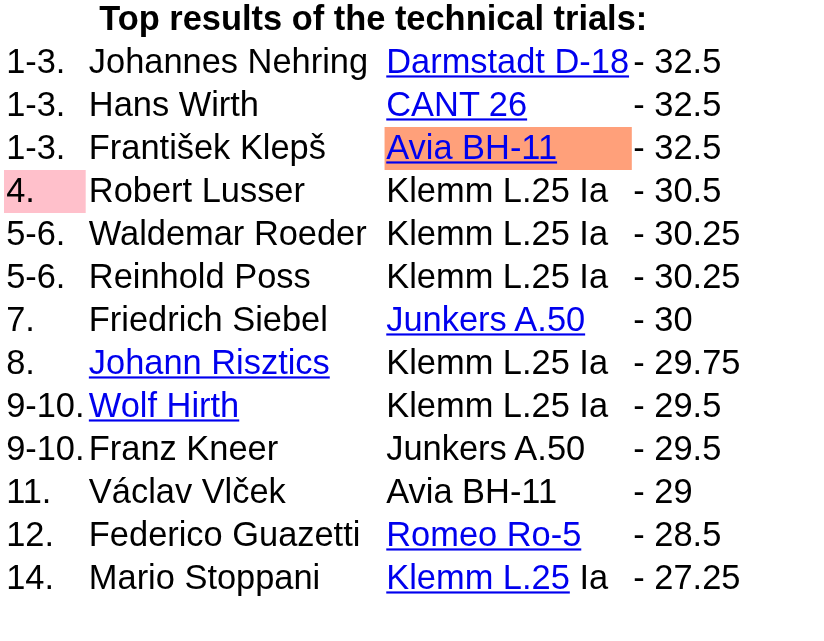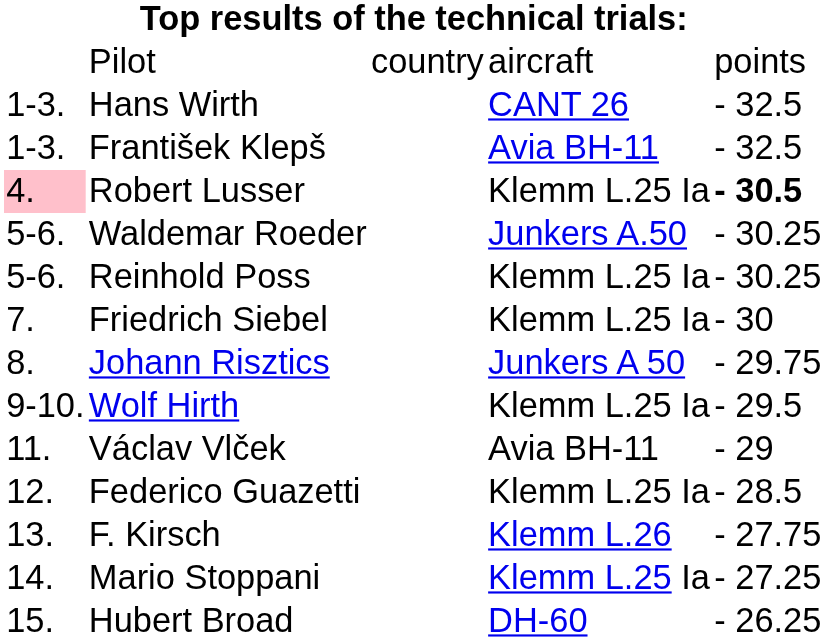+ row: (122, 61)
- row: (228, 61)
(472, 147) lightsalmon background -> (574, 147) no background
(677, 190) normal -> (758, 190) bold
(497, 233) Klemm L.25 Ia -> (588, 233) Junkers A.50
(486, 319) Junkers A.50 -> (599, 319) Klemm L.25 Ia
(497, 362) Klemm L.25 Ia -> (587, 362) Junkers A 50
- row: (184, 448)
(484, 534) Romeo Ro-5 -> (599, 491) Klemm L.25 Ia
+ row: (155, 534)
+ row: (191, 620)
